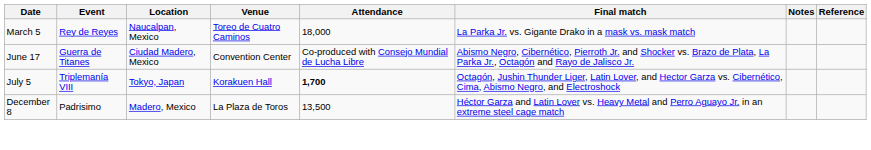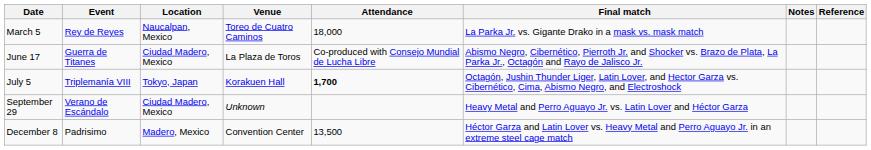(252, 56) Convention Center -> (263, 56) La Plaza de Toros
+ row: (30, 107)
(250, 107) La Plaza de Toros -> (265, 132) Convention Center
